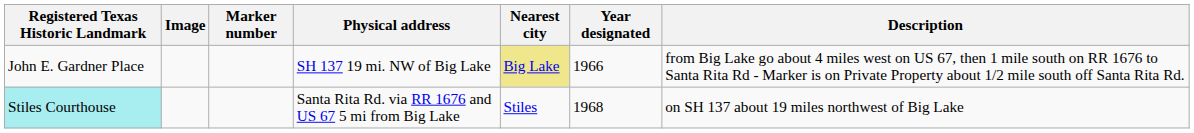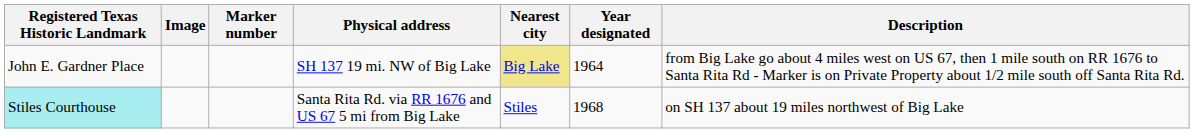(588, 66) 1966 -> (588, 66) 1964
